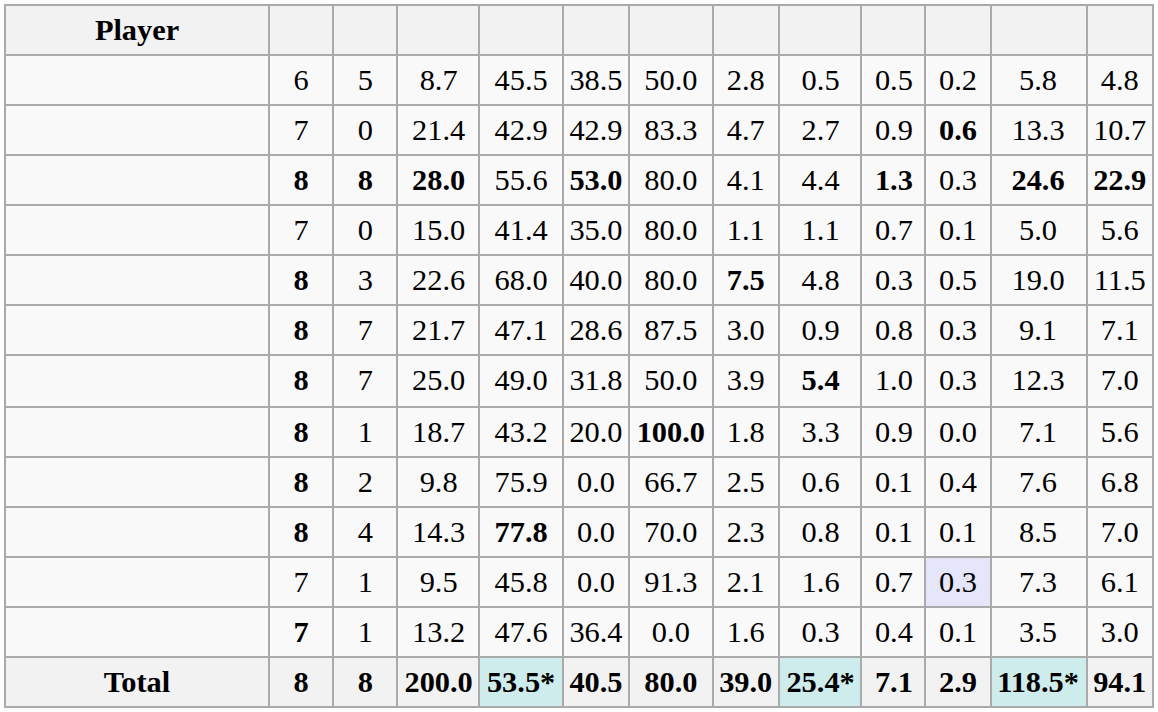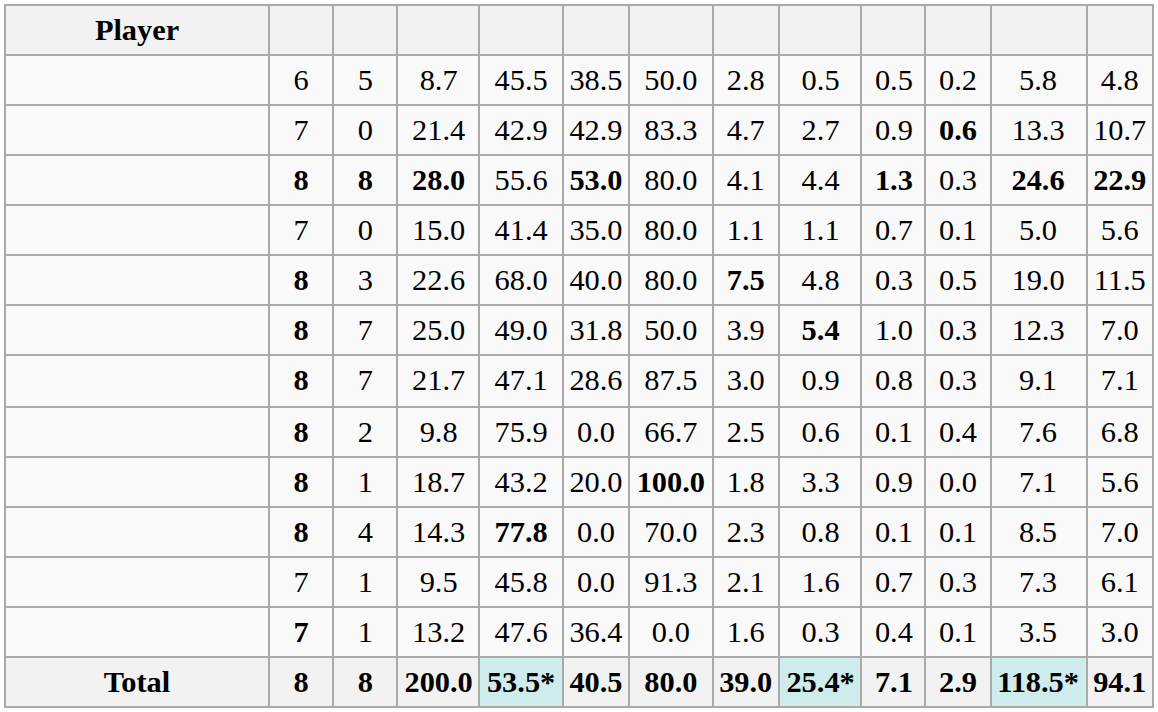rows swapped: (439, 380) <-> (439, 330)
rows swapped: (439, 480) <-> (439, 430)
(958, 581) lavender background -> (958, 581) no background
